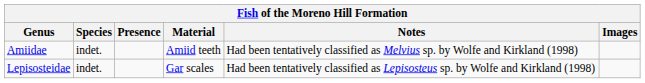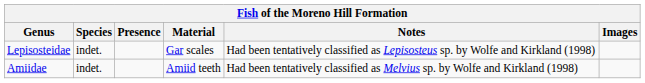rows swapped: (27, 50) <-> (39, 68)
